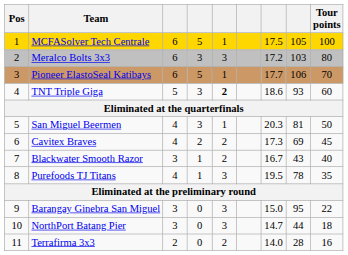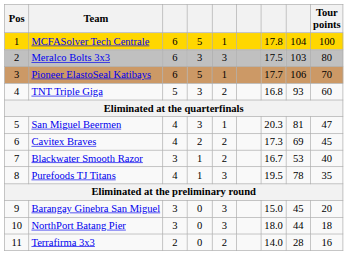(274, 41) 17.5 -> (274, 41) 17.8
(298, 41) 105 -> (298, 41) 104
(274, 58) 17.2 -> (274, 58) 17.5
(224, 91) bold -> (224, 91) normal
(274, 91) 18.6 -> (274, 91) 16.8
(327, 125) 50 -> (327, 125) 47
(298, 158) 43 -> (298, 158) 53
(298, 208) 95 -> (298, 208) 45
(327, 208) 22 -> (327, 208) 20
(274, 225) 14.7 -> (274, 225) 18.0
